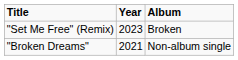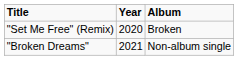(131, 30) 2023 -> (131, 30) 2020
